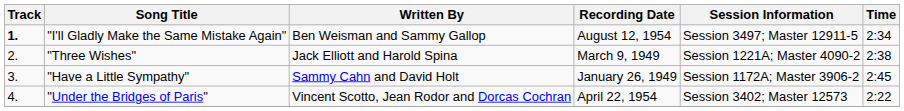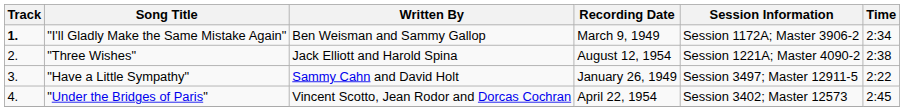(624, 35) August 12, 1954 -> (618, 35) March 9, 1949
(770, 35) Session 3497; Master 12911-5 -> (771, 35) Session 1172A; Master 3906-2
(618, 56) March 9, 1949 -> (624, 56) August 12, 1954
(771, 76) Session 1172A; Master 3906-2 -> (770, 76) Session 3497; Master 12911-5
(879, 76) 2:45 -> (879, 76) 2:22
(879, 97) 2:22 -> (879, 97) 2:45
